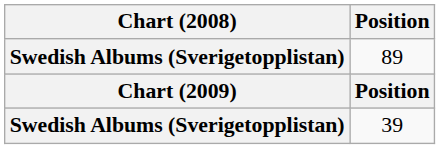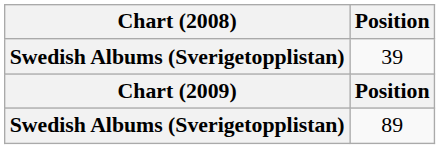rows swapped: (392, 125) <-> (392, 56)
